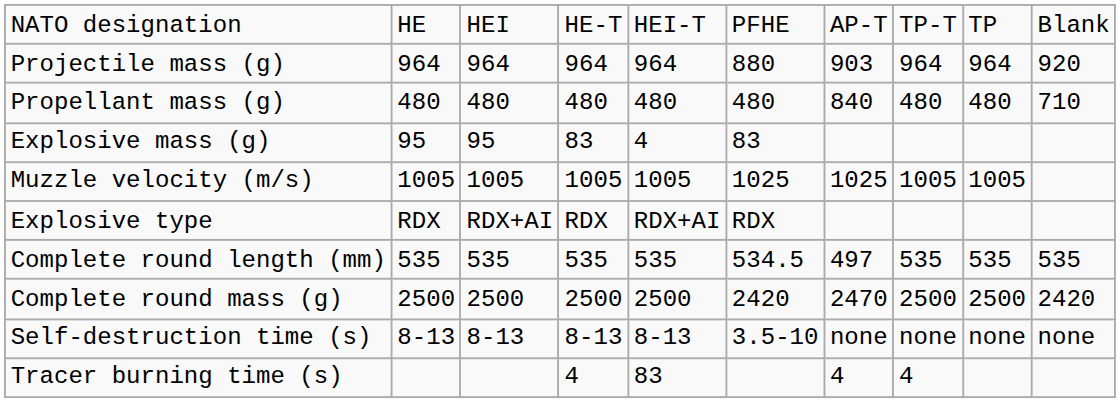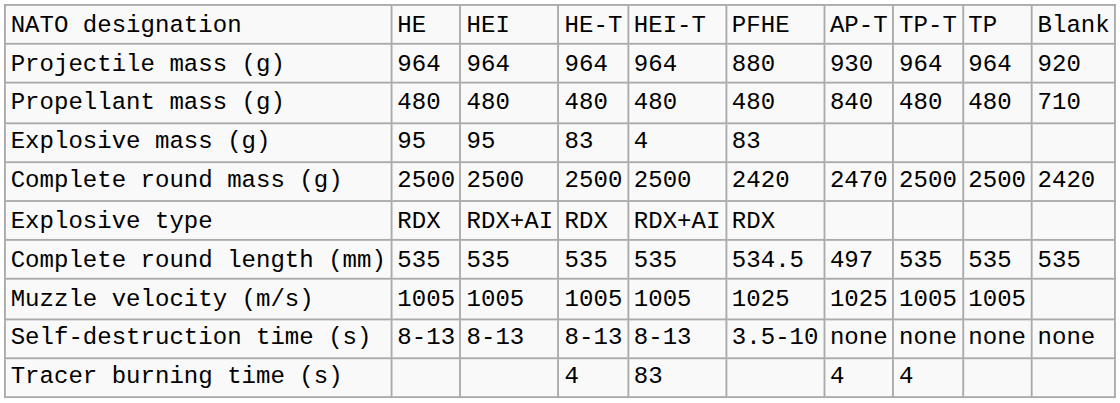(852, 64) 903 -> (852, 64) 930
rows swapped: (177, 299) <-> (162, 181)
